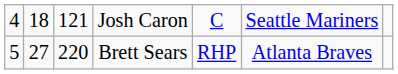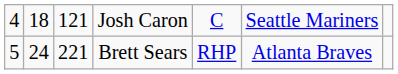(39, 52) 27 -> (39, 52) 24
(73, 52) 220 -> (73, 52) 221
